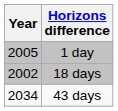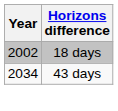- row: (77, 52)
